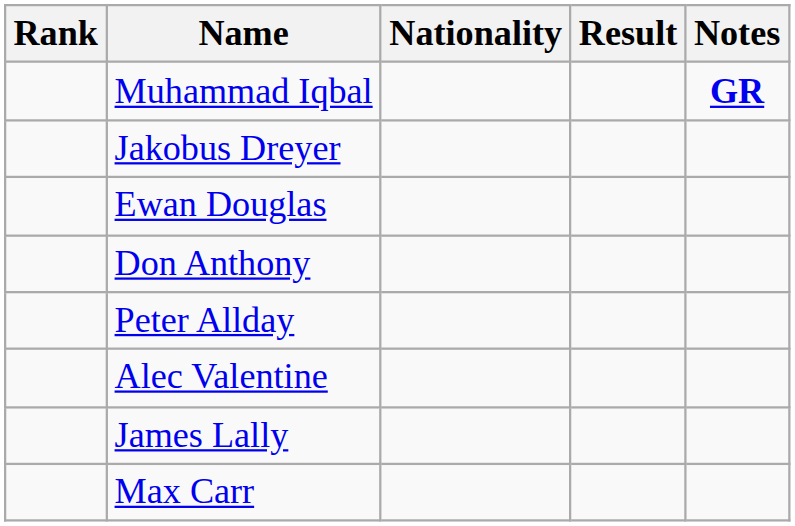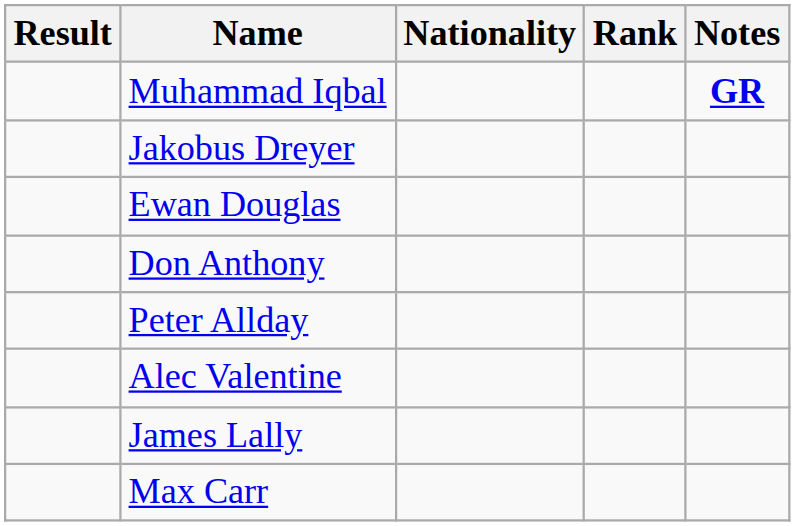columns swapped: (56, 33) <-> (628, 33)
